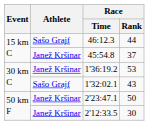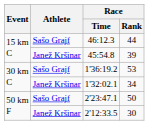(132, 55) 37 -> (132, 55) 39
(57, 70) Janež Kršinar -> (51, 70) Sašo Grajf
(51, 84) Sašo Grajf -> (57, 84) Janež Kršinar
(132, 84) 43 -> (132, 84) 34
(57, 99) Janež Kršinar -> (51, 99) Sašo Grajf
